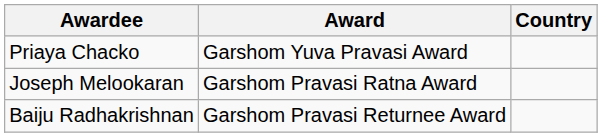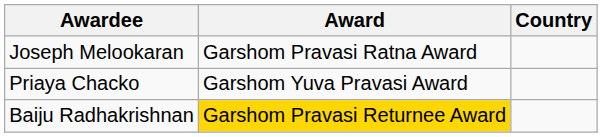rows swapped: (97, 83) <-> (74, 52)
(355, 115) no background -> (355, 115) gold background
